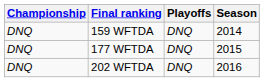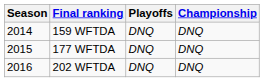columns swapped: (237, 13) <-> (46, 13)
